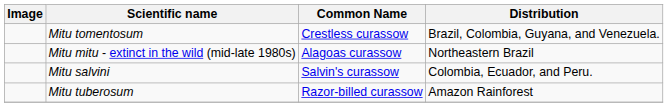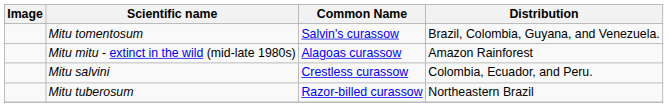(355, 33) Crestless curassow -> (350, 33) Salvin's curassow
(481, 53) Northeastern Brazil -> (481, 53) Amazon Rainforest
(350, 72) Salvin's curassow -> (355, 72) Crestless curassow
(481, 92) Amazon Rainforest -> (481, 92) Northeastern Brazil
